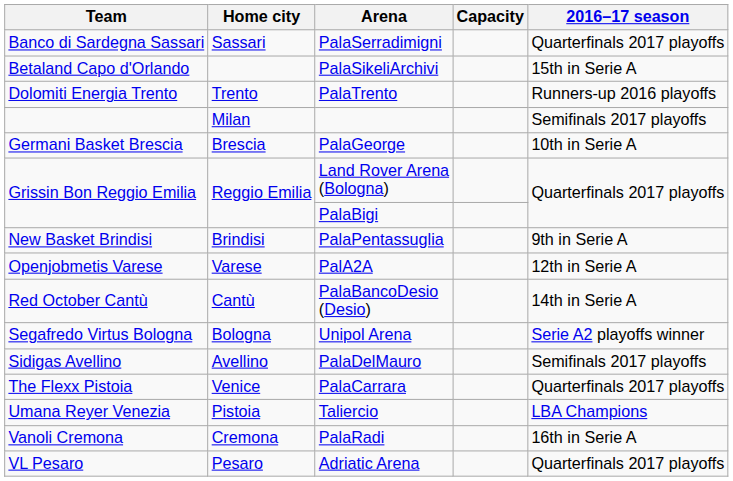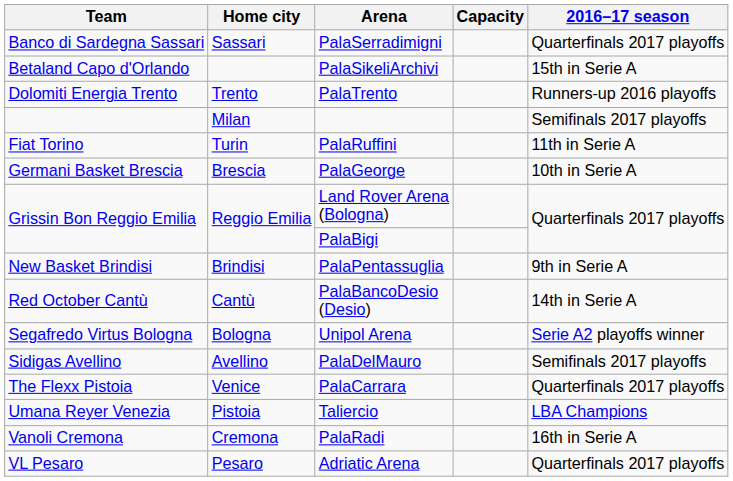+ row: (358, 145)
- row: (346, 266)
